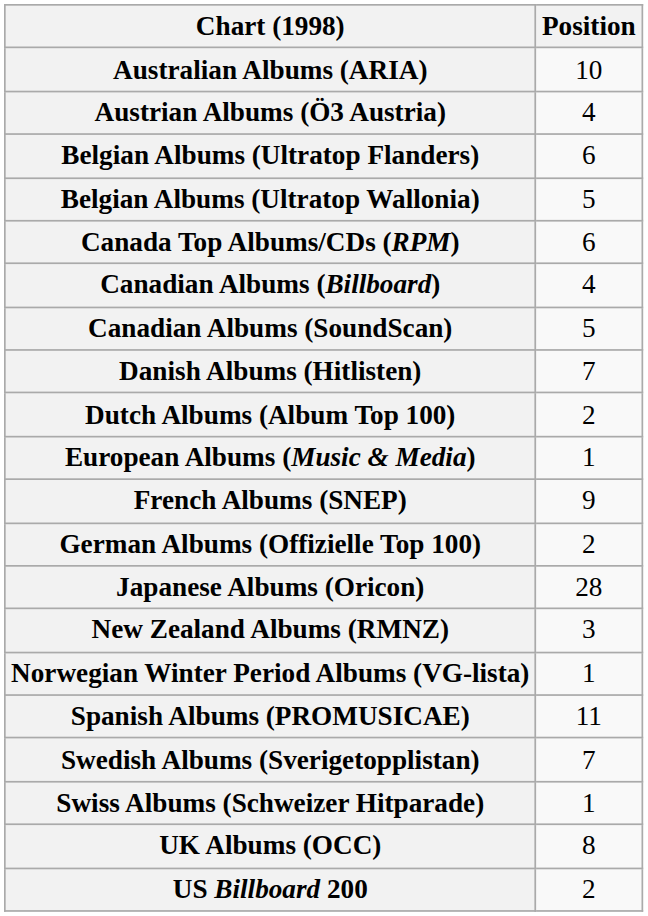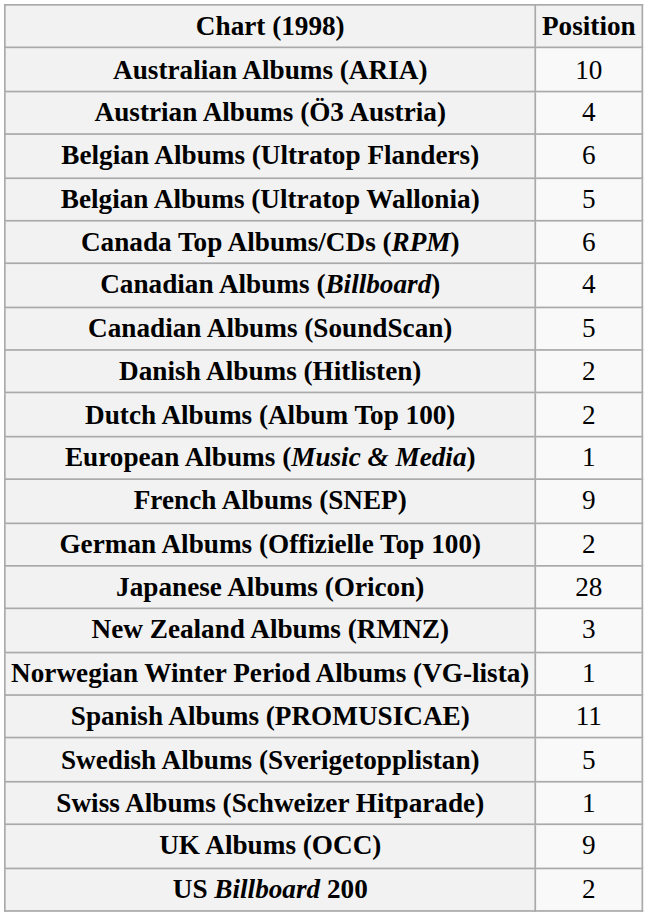(589, 371) 7 -> (589, 371) 2
(589, 759) 7 -> (589, 759) 5
(589, 845) 8 -> (589, 845) 9
